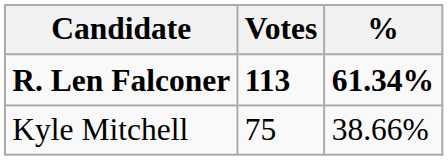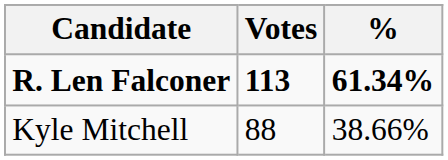(261, 129) 75 -> (261, 129) 88
